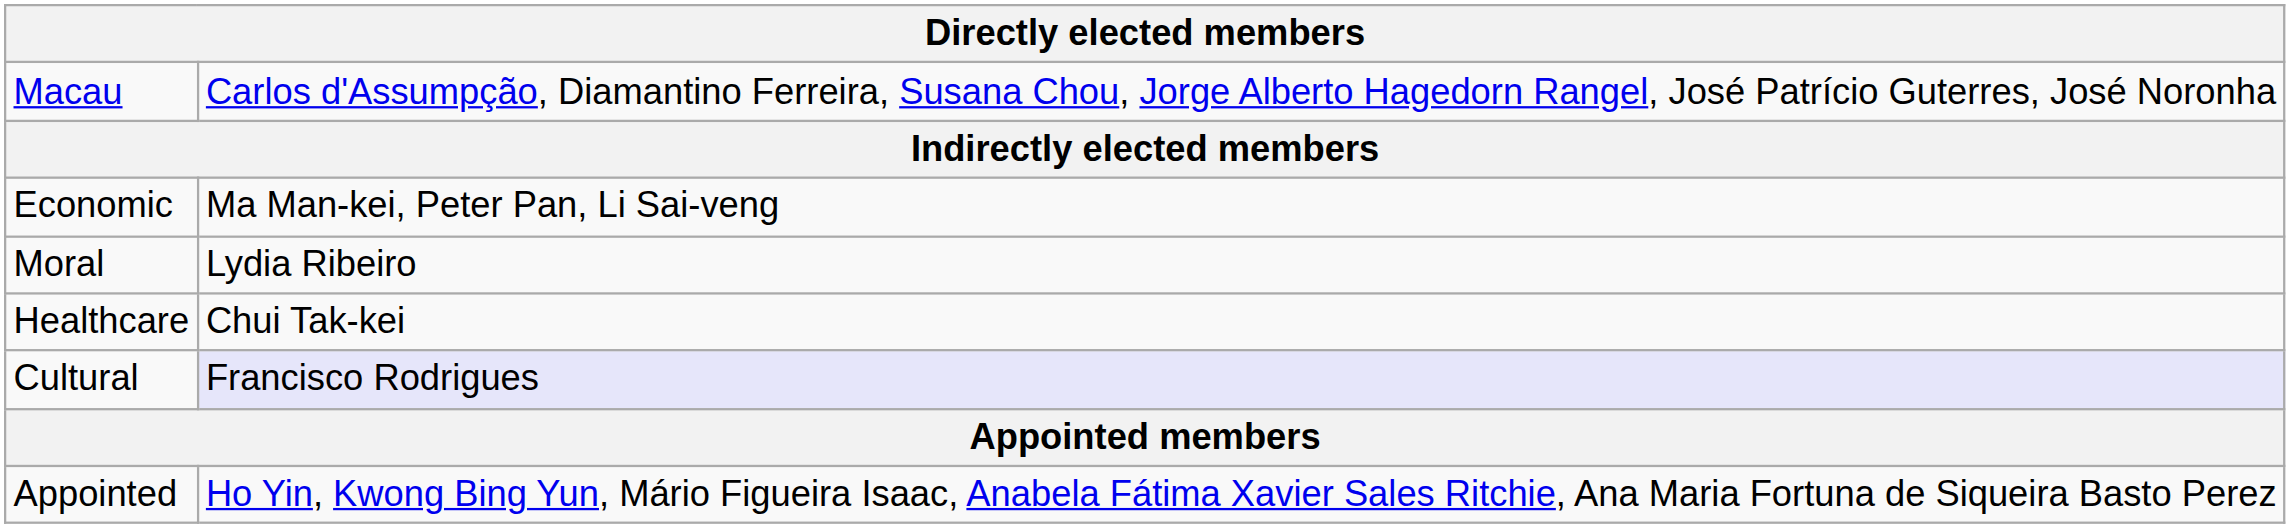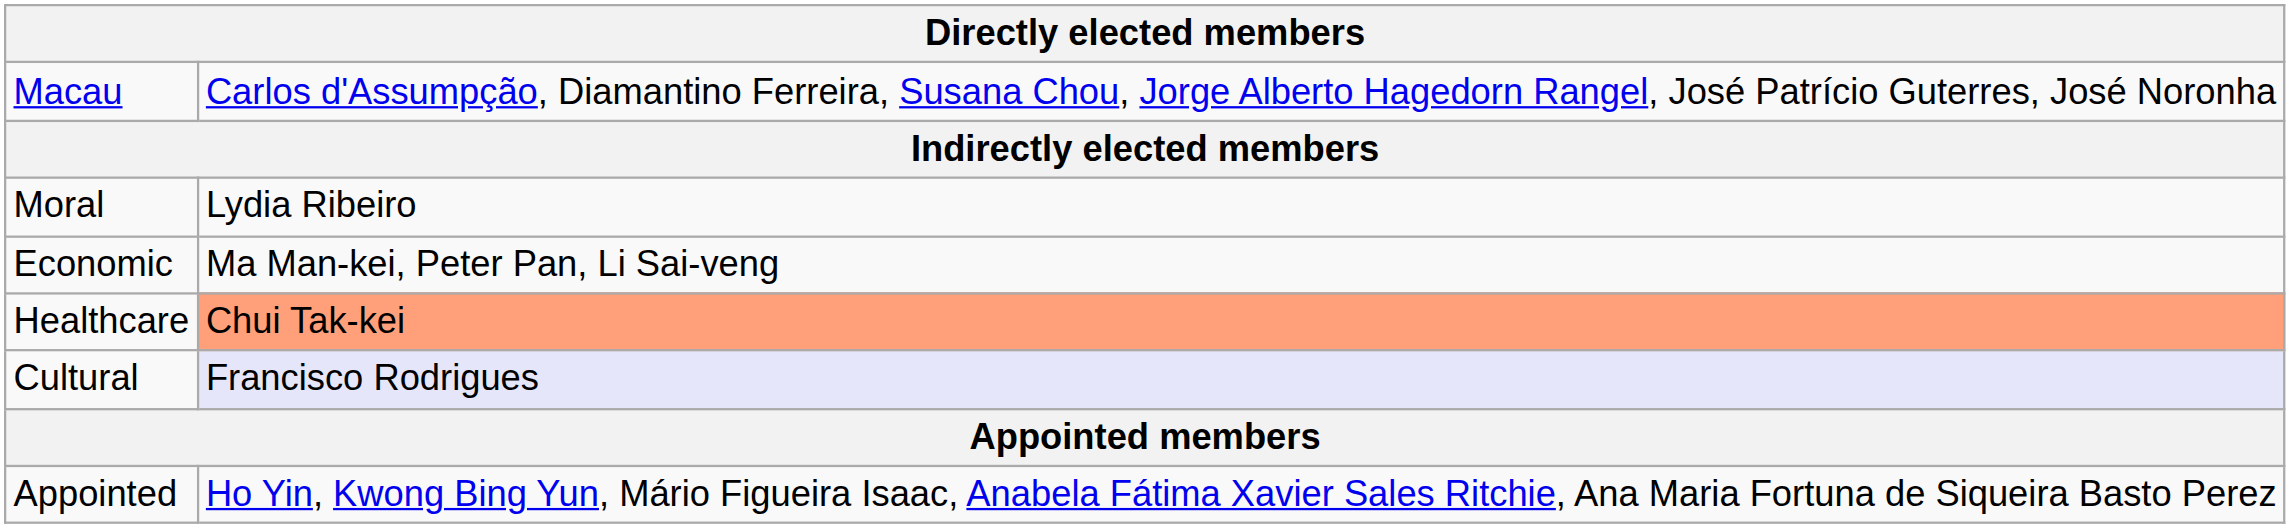rows swapped: (93, 206) <-> (59, 263)
(305, 321) no background -> (305, 321) lightsalmon background
